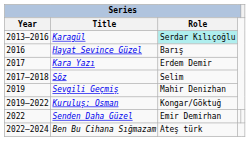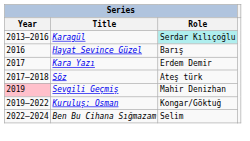(172, 76) Selim -> (181, 76) Ateş türk
(16, 90) no background -> (16, 90) pink background
- row: (93, 116)
(181, 129) Ateş türk -> (172, 116) Selim
